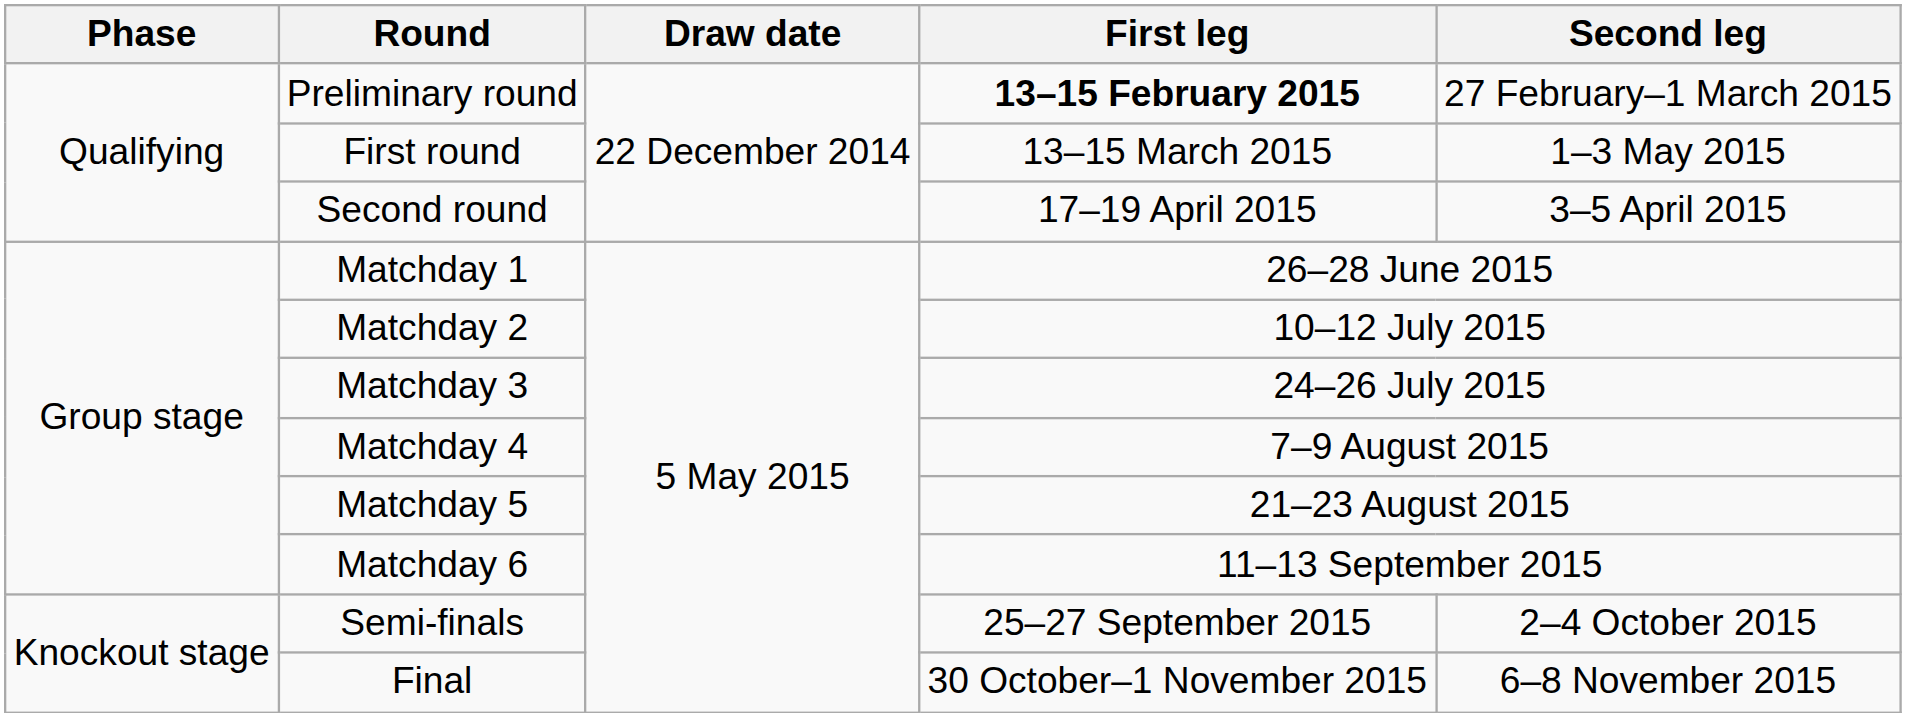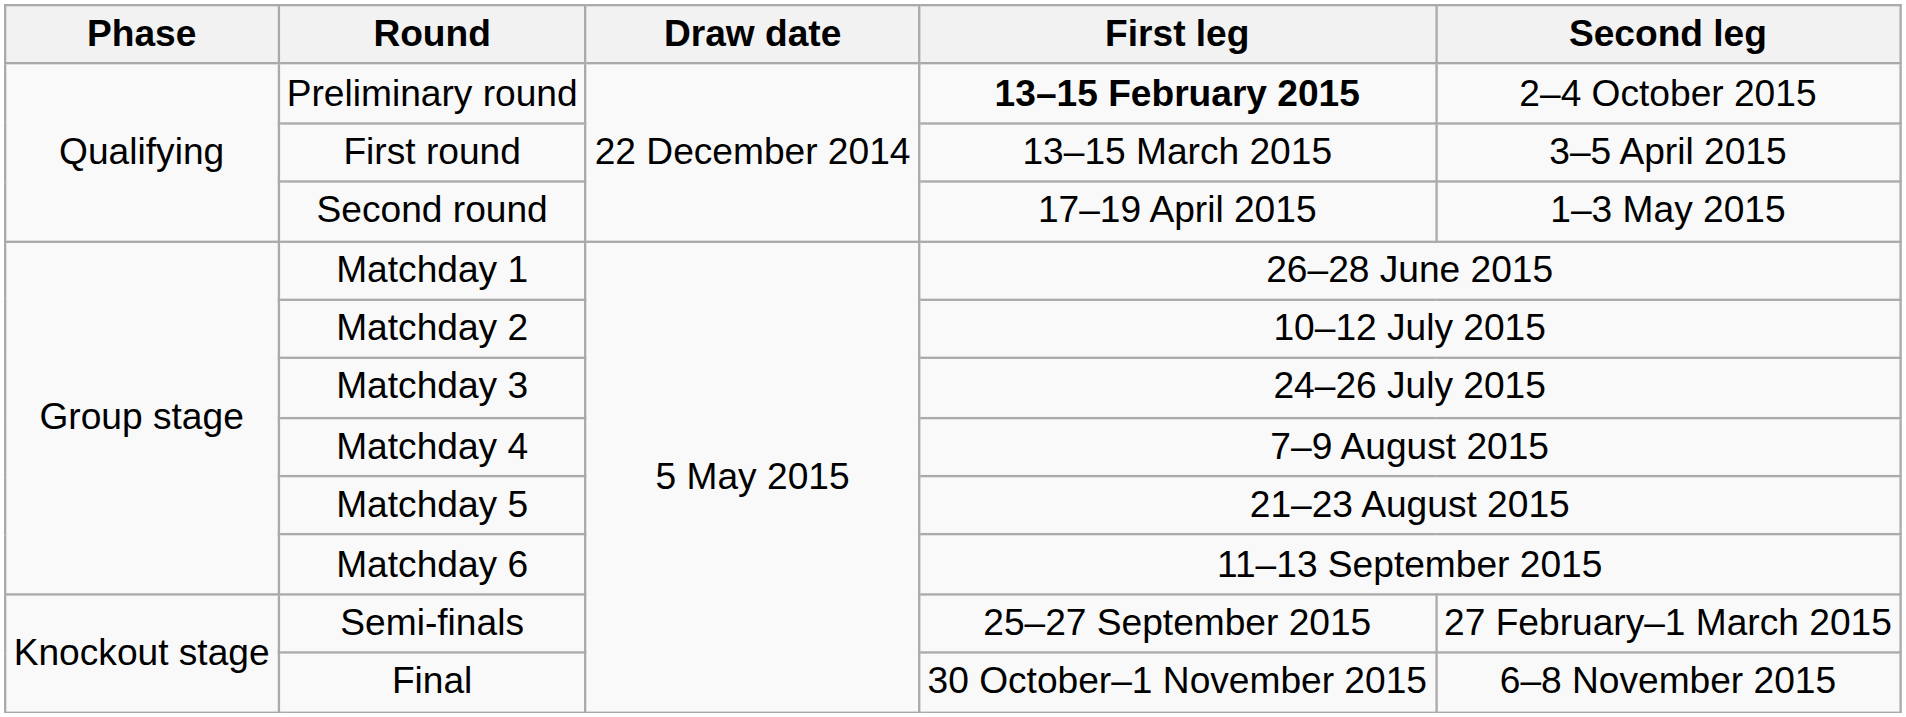(1668, 92) 27 February–1 March 2015 -> (1668, 92) 2–4 October 2015
(1668, 151) 1–3 May 2015 -> (1668, 151) 3–5 April 2015
(1668, 210) 3–5 April 2015 -> (1668, 210) 1–3 May 2015
(1668, 622) 2–4 October 2015 -> (1668, 622) 27 February–1 March 2015
